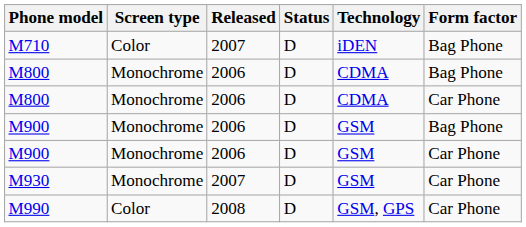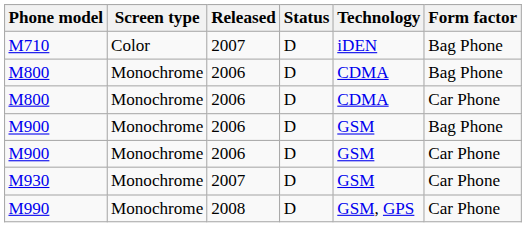(131, 208) Color -> (157, 208) Monochrome
